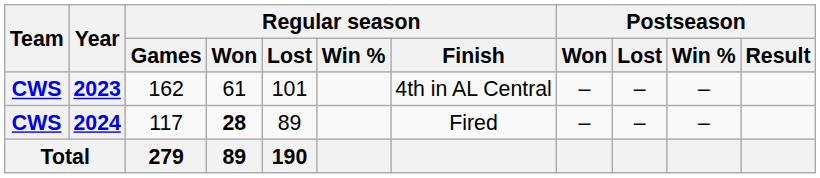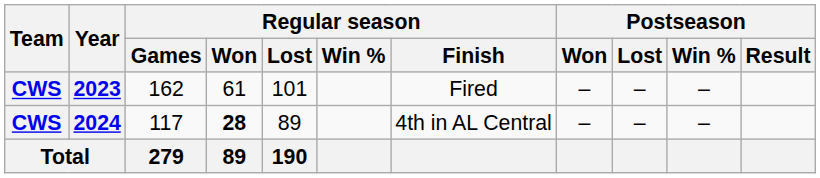(474, 89) 4th in AL Central -> (474, 89) Fired
(474, 123) Fired -> (474, 123) 4th in AL Central
